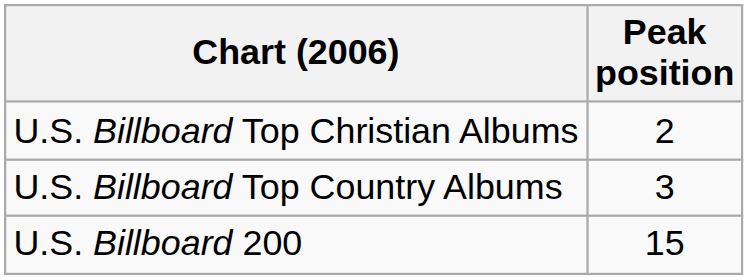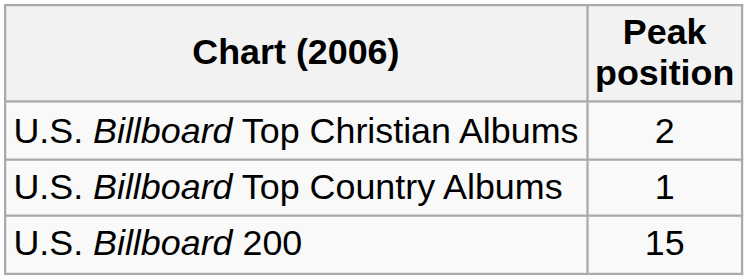(665, 186) 3 -> (665, 186) 1
